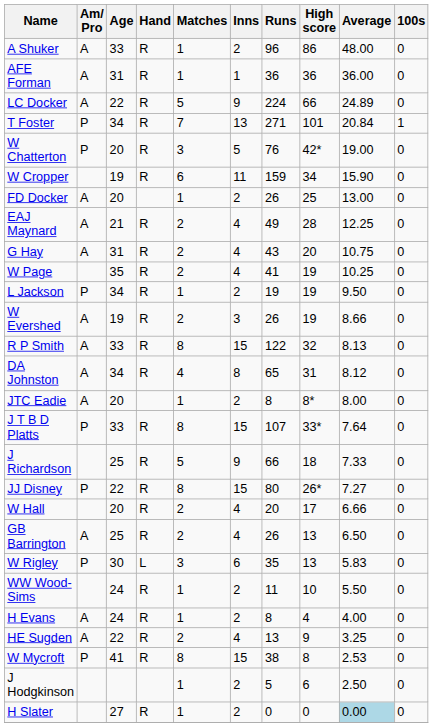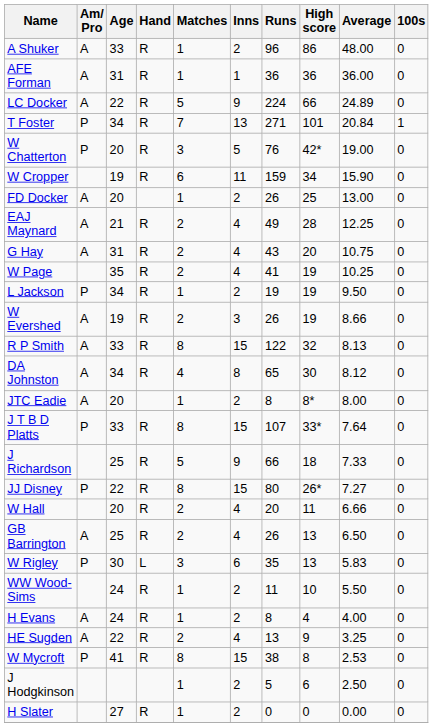(309, 373) 31 -> (309, 373) 30
(309, 509) 17 -> (309, 509) 11
(354, 712) lightblue background -> (354, 712) no background
